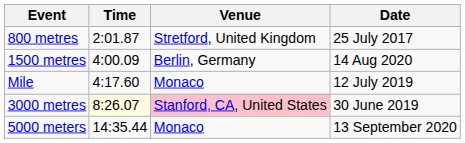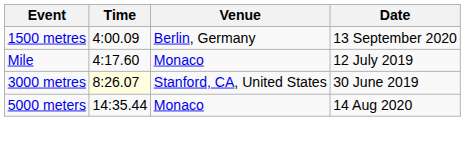- row: (43, 37)
(373, 60) 14 Aug 2020 -> (395, 37) 13 September 2020
(240, 104) pink background -> (240, 82) no background
(395, 127) 13 September 2020 -> (373, 104) 14 Aug 2020
